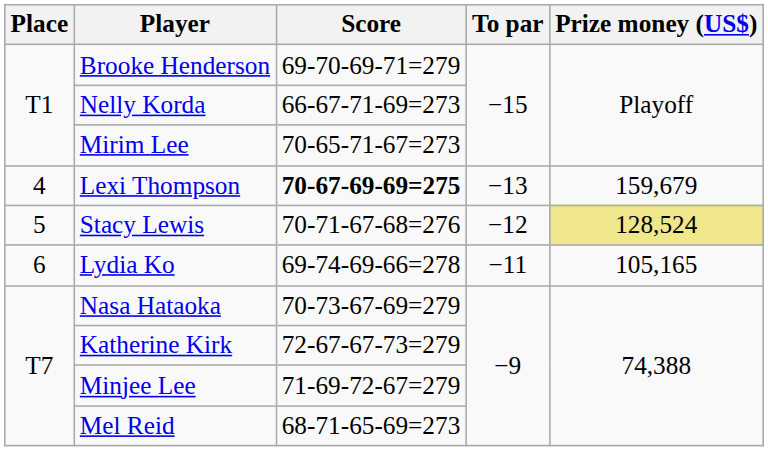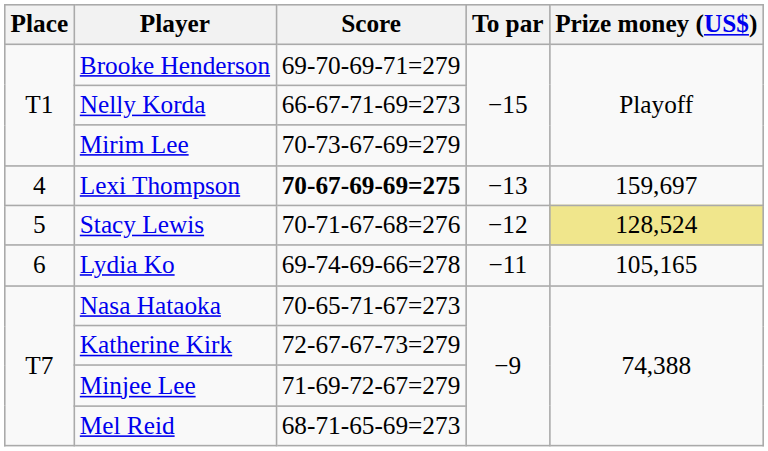(371, 144) 70-65-71-67=273 -> (371, 144) 70-73-67-69=279
(656, 184) 159,679 -> (656, 184) 159,697
(371, 305) 70-73-67-69=279 -> (371, 305) 70-65-71-67=273
